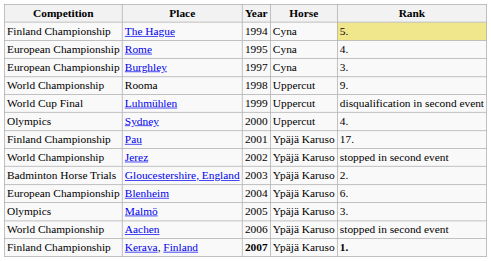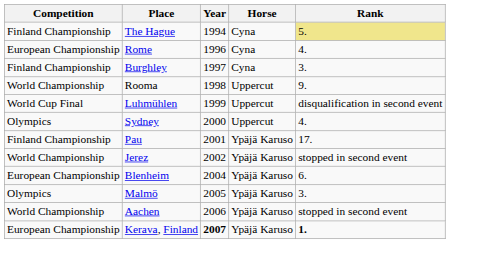(256, 49) 1995 -> (215, 49) 1996
(63, 67) European Championship -> (59, 67) Finland Championship
- row: (182, 175)
(59, 247) Finland Championship -> (63, 229) European Championship
